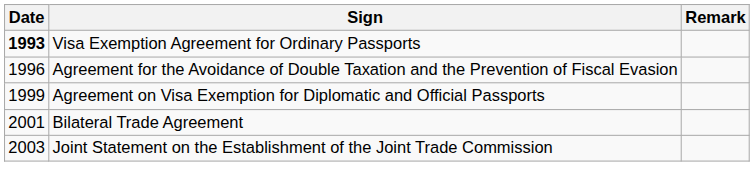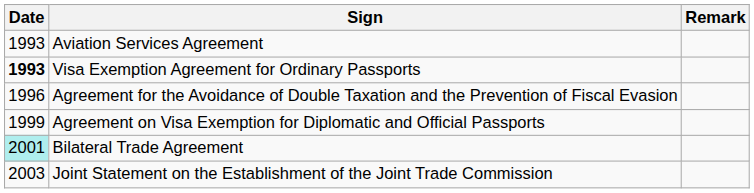+ row: (158, 43)
(27, 122) no background -> (27, 148) paleturquoise background
